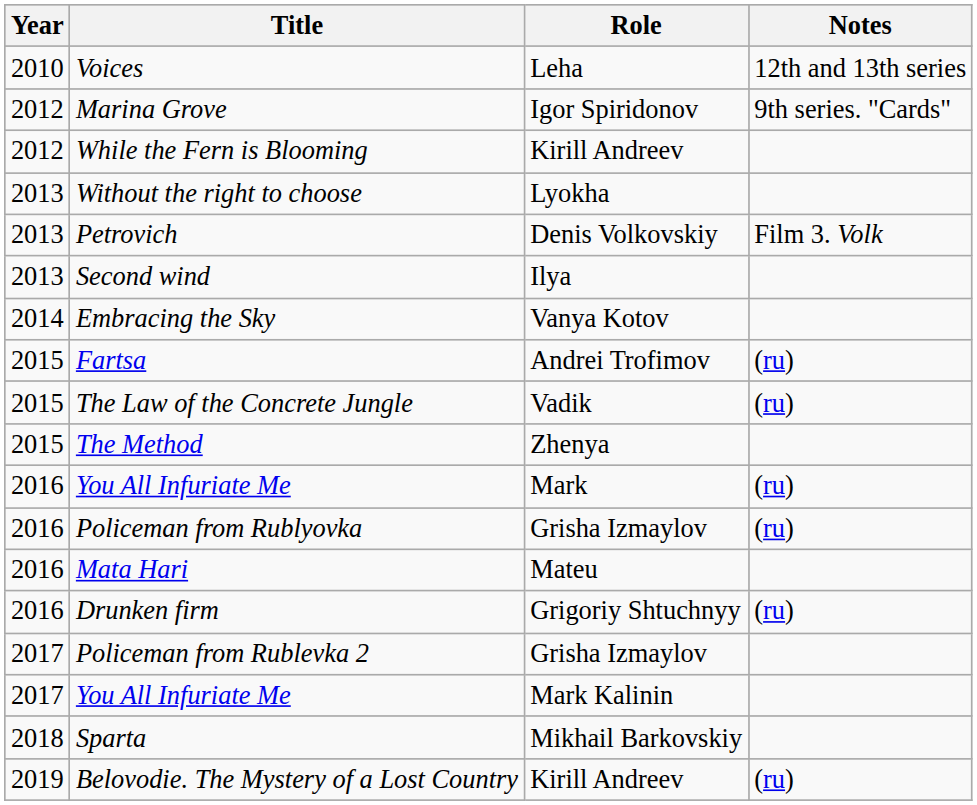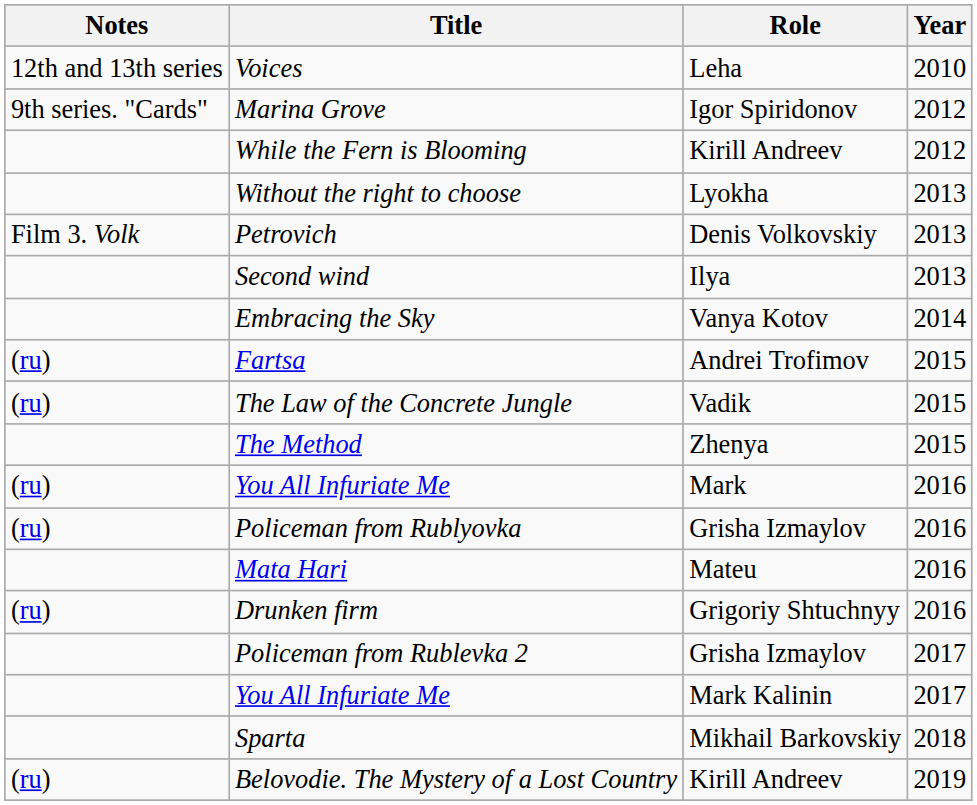columns swapped: (37, 25) <-> (860, 25)
